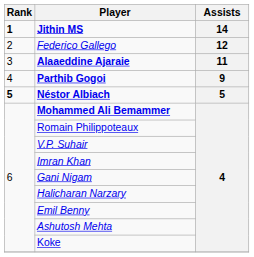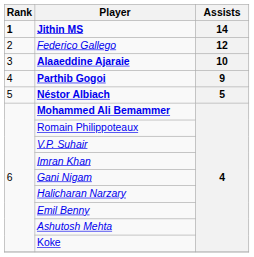(222, 62) 11 -> (222, 62) 10
(10, 95) bold -> (10, 95) normal
